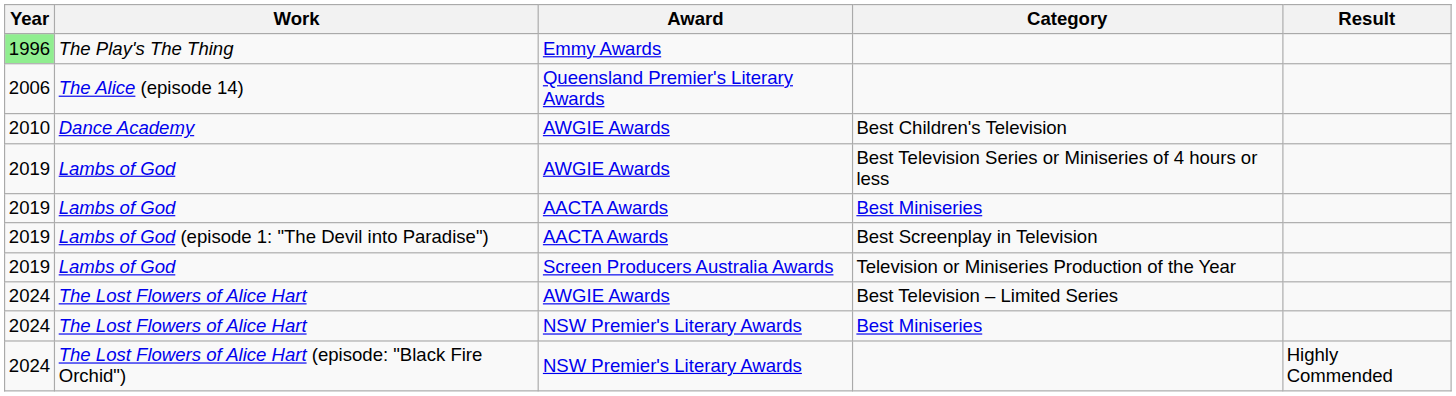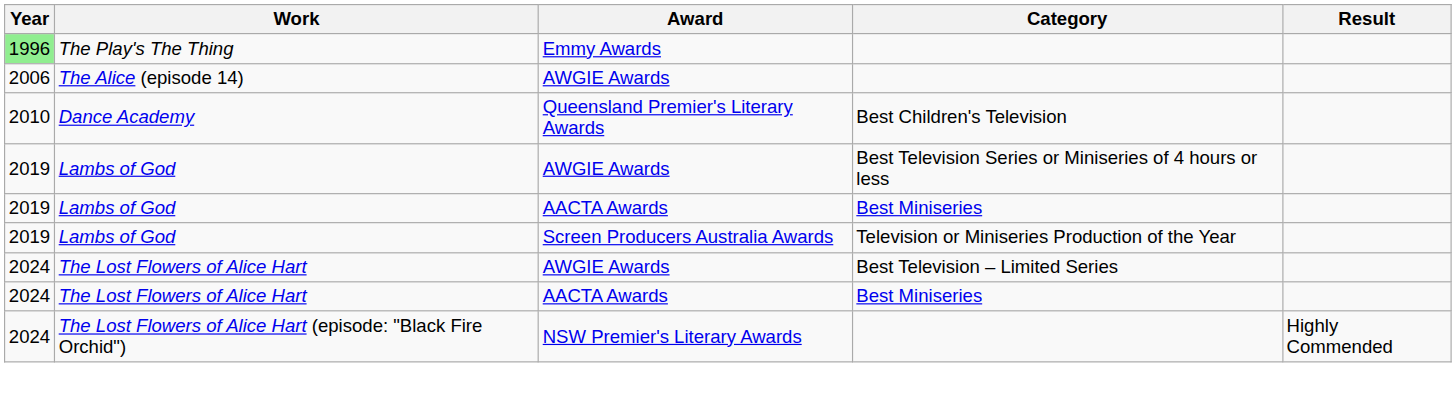(668, 88) Queensland Premier's Literary Awards -> (606, 78) AWGIE Awards
(606, 128) AWGIE Awards -> (668, 117) Queensland Premier's Literary Awards
- row: (274, 237)
(672, 325) NSW Premier's Literary Awards -> (605, 296) AACTA Awards
